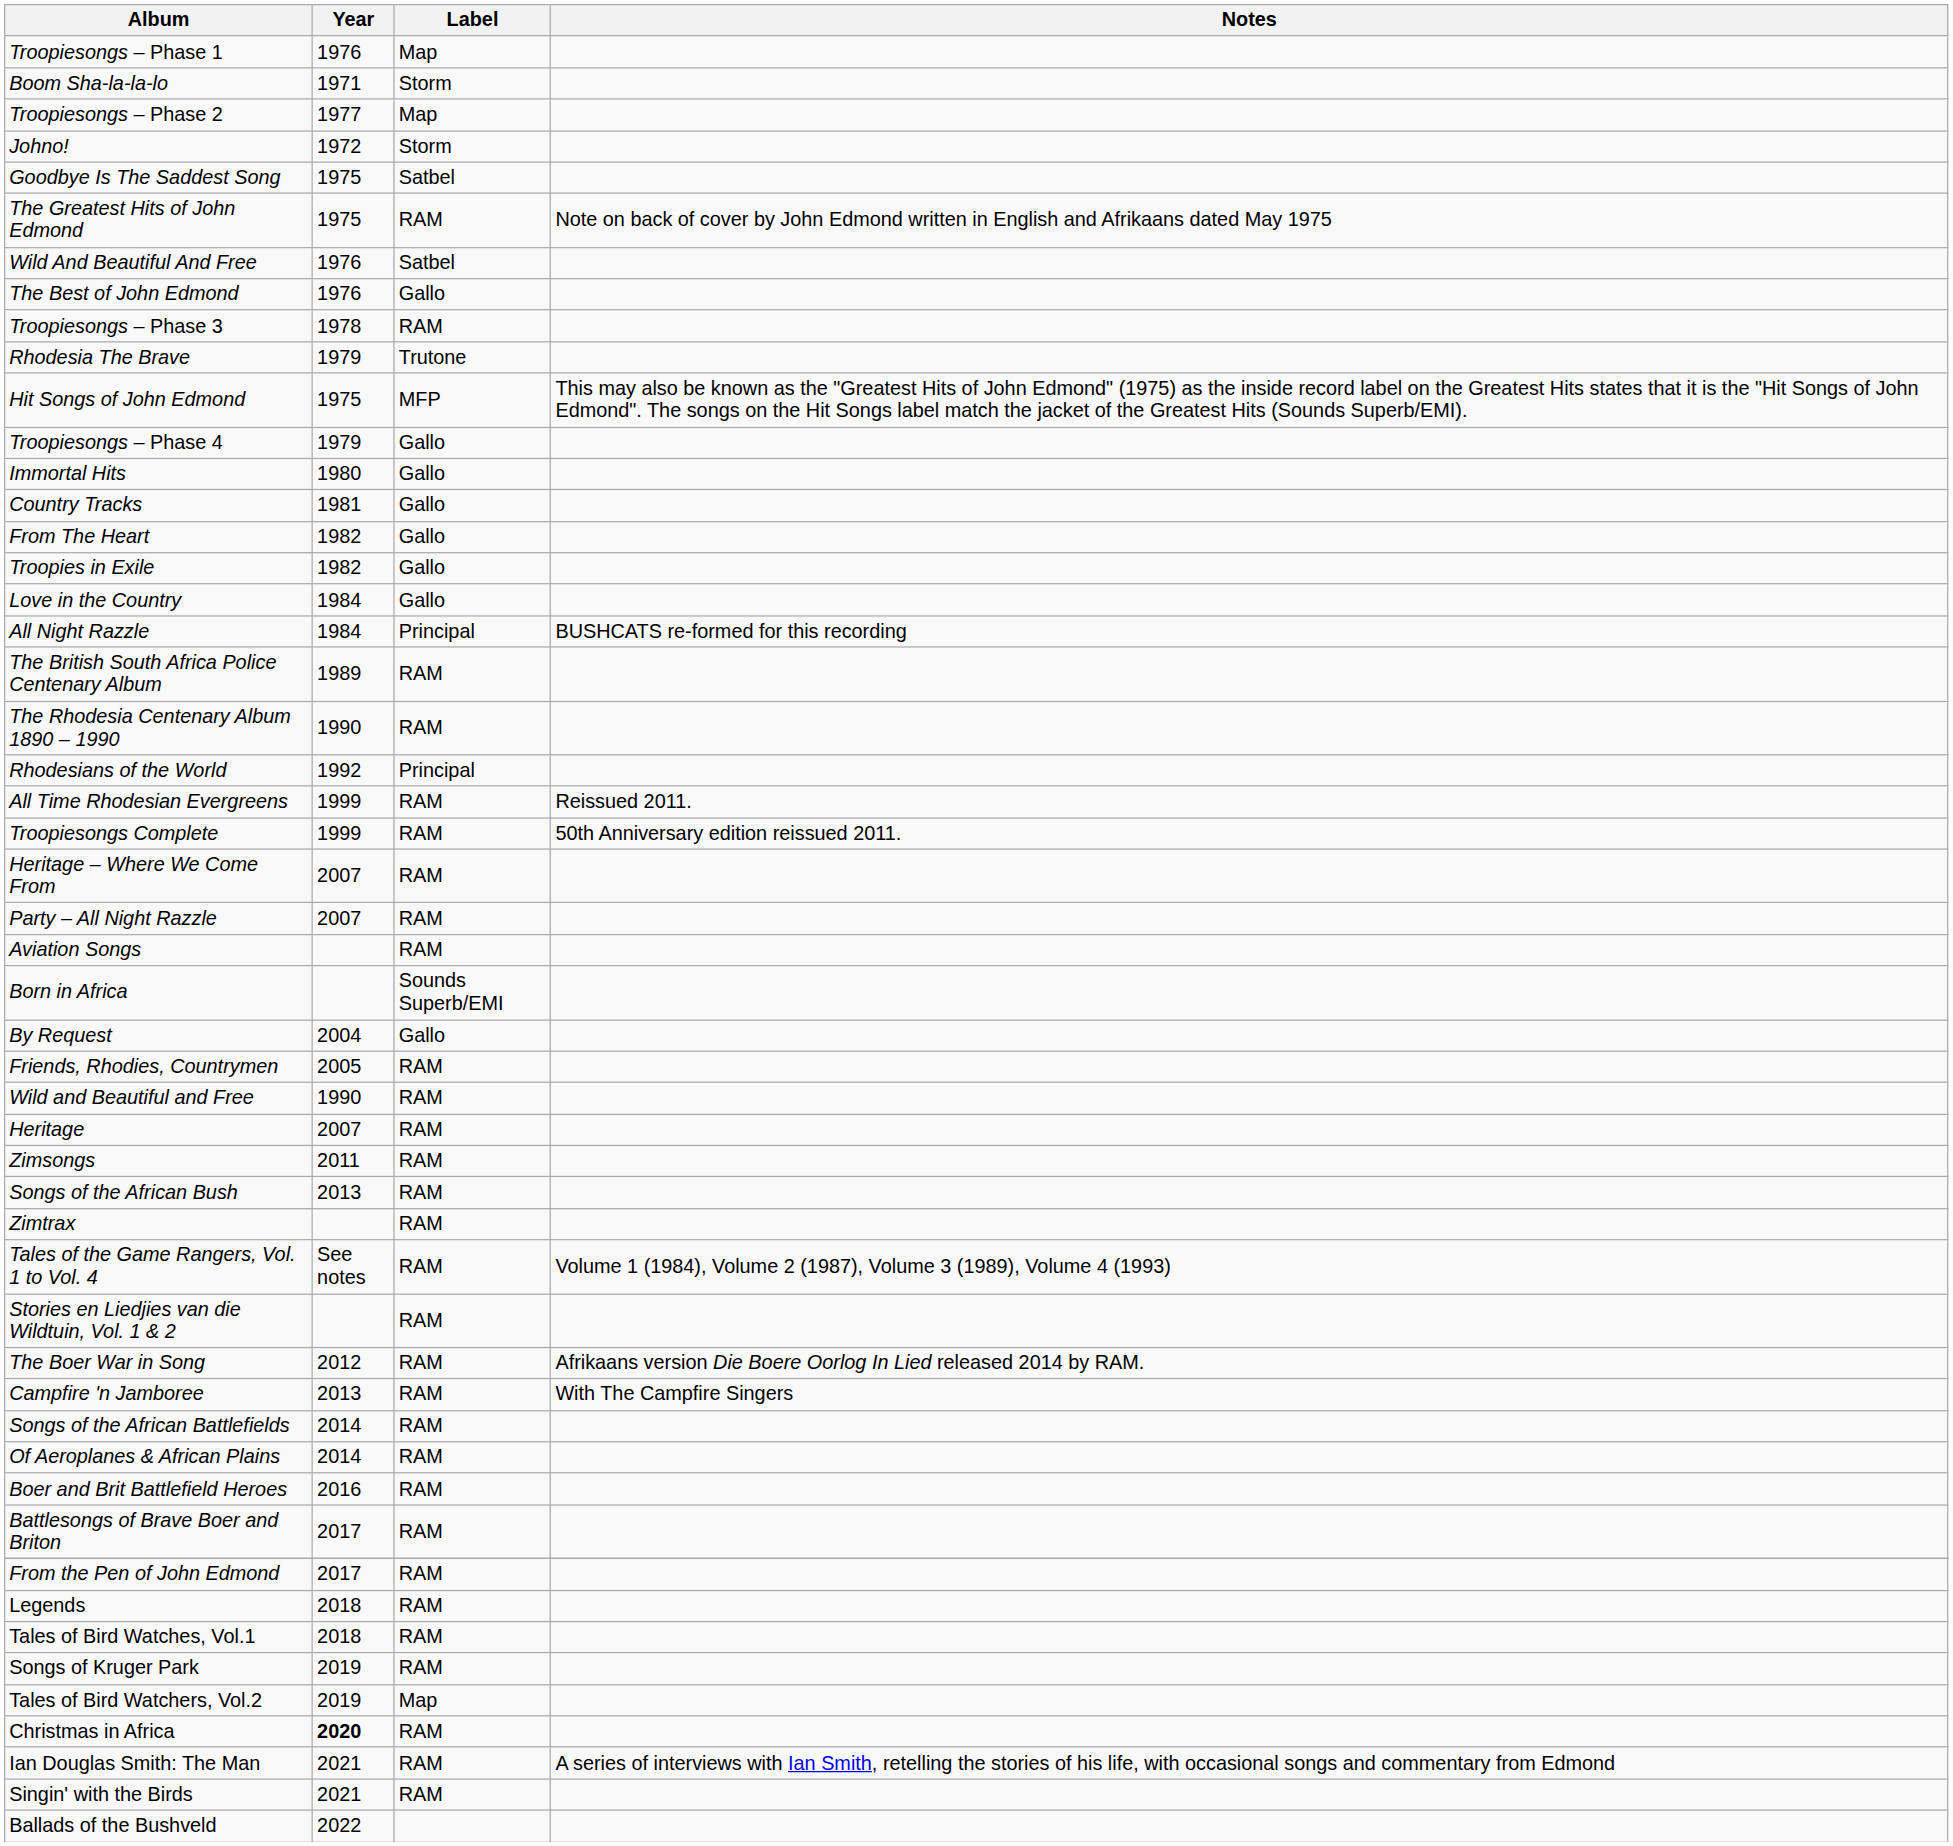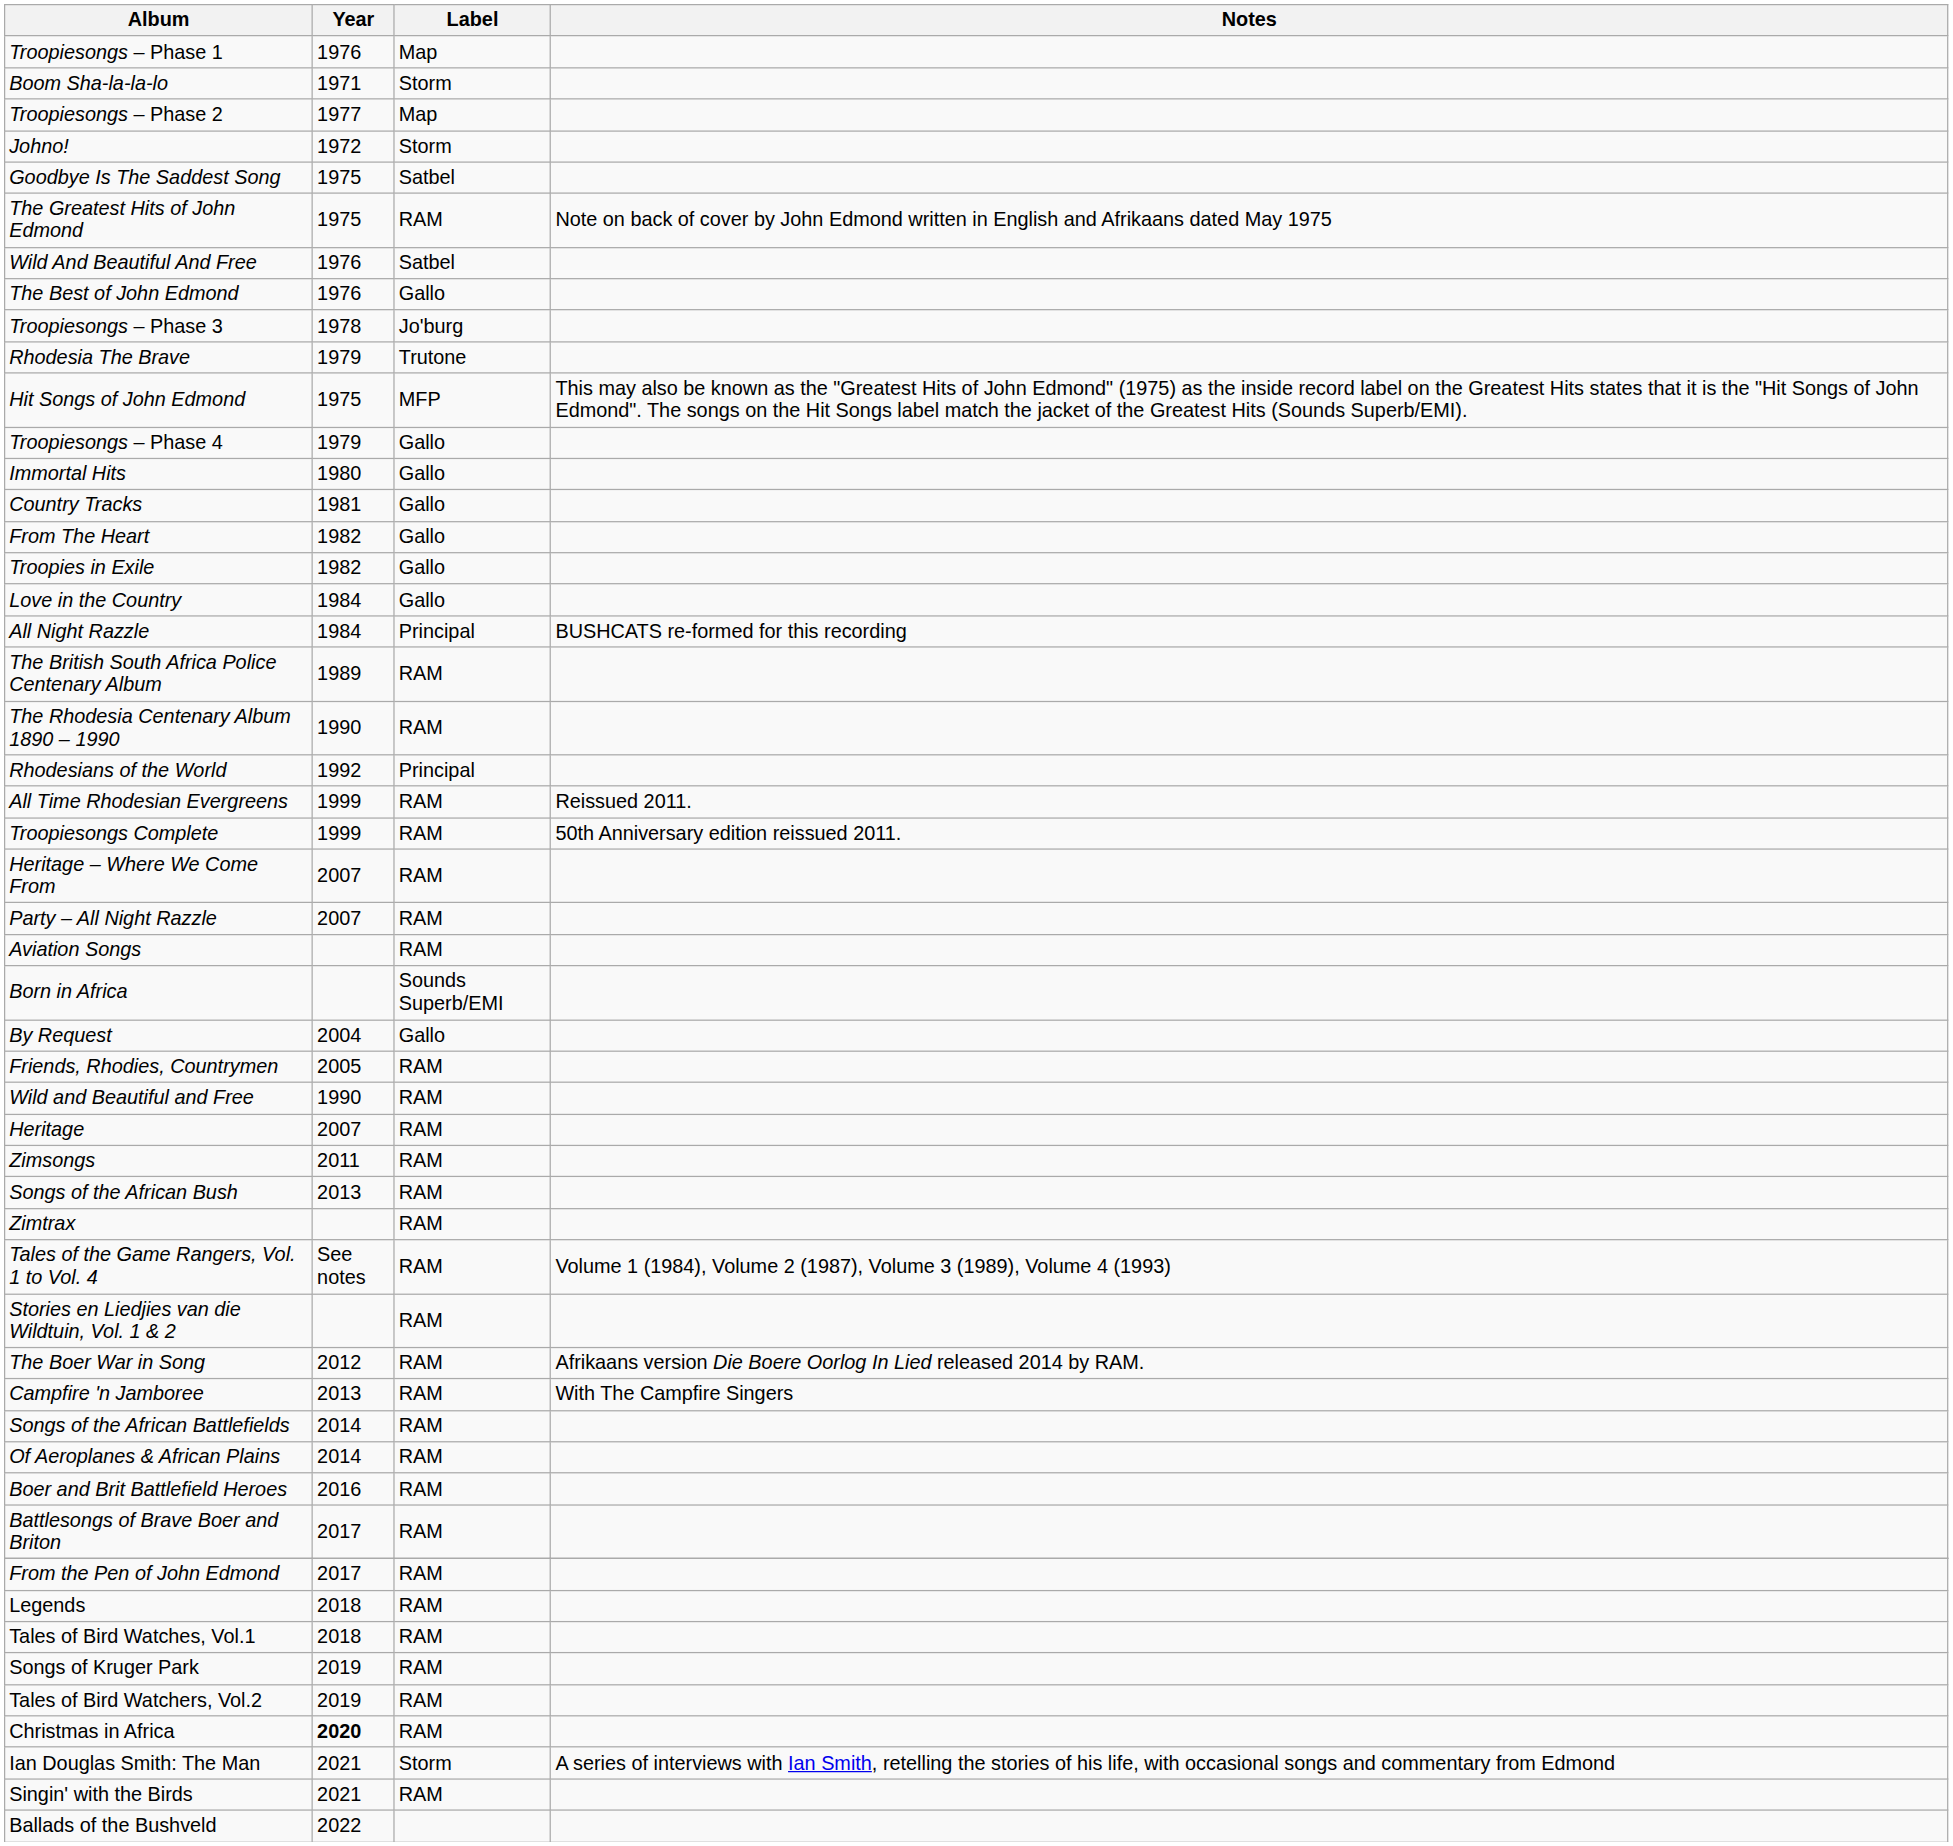(421, 325) RAM -> (431, 325) Jo'burg
(418, 1699) Map -> (421, 1699) RAM
(421, 1762) RAM -> (425, 1762) Storm
